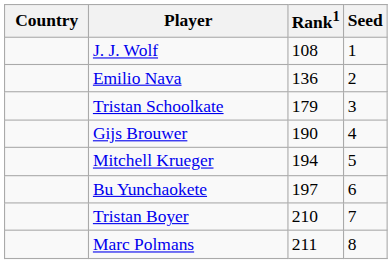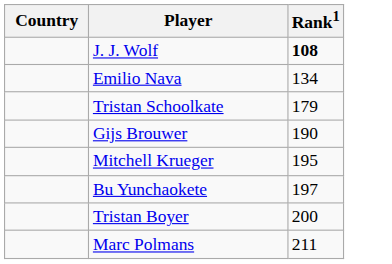- column: (365, 20)
(305, 50) normal -> (305, 50) bold
(305, 78) 136 -> (305, 78) 134
(305, 161) 194 -> (305, 161) 195
(305, 216) 210 -> (305, 216) 200
